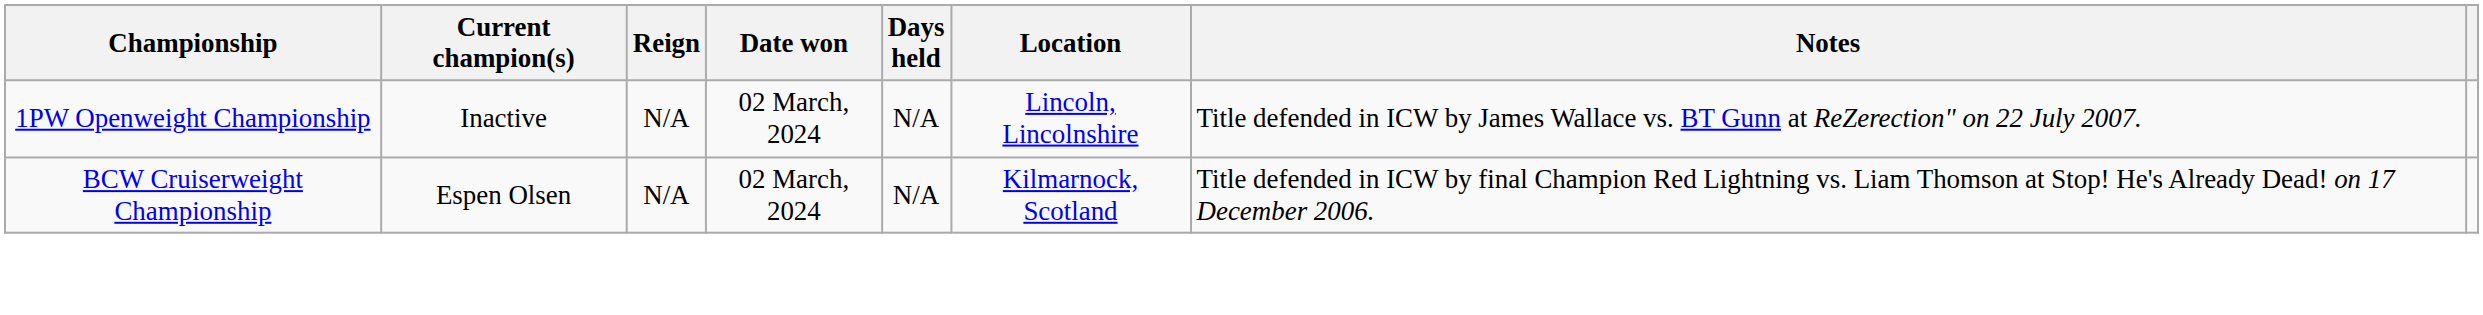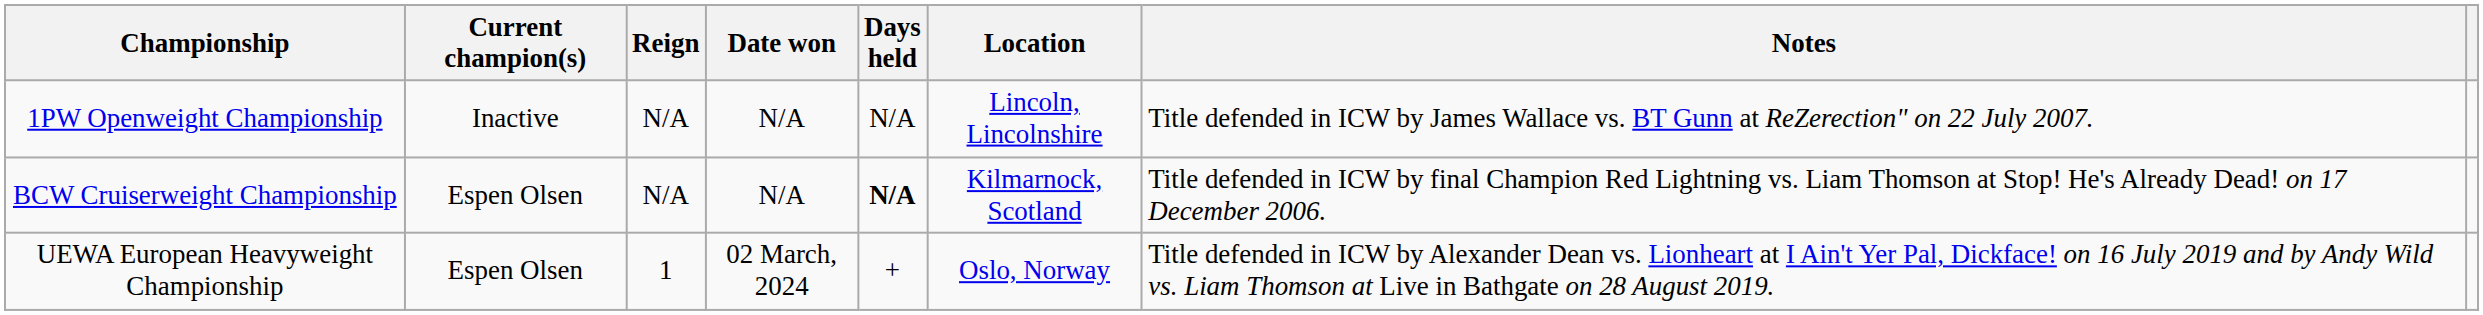(794, 118) 02 March, 2024 -> (782, 118) N/A
(794, 194) 02 March, 2024 -> (782, 194) N/A
(916, 194) normal -> (892, 194) bold
+ row: (205, 270)
